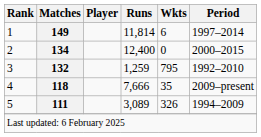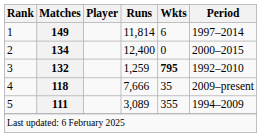(169, 68) normal -> (169, 68) bold
(169, 104) 326 -> (169, 104) 355
